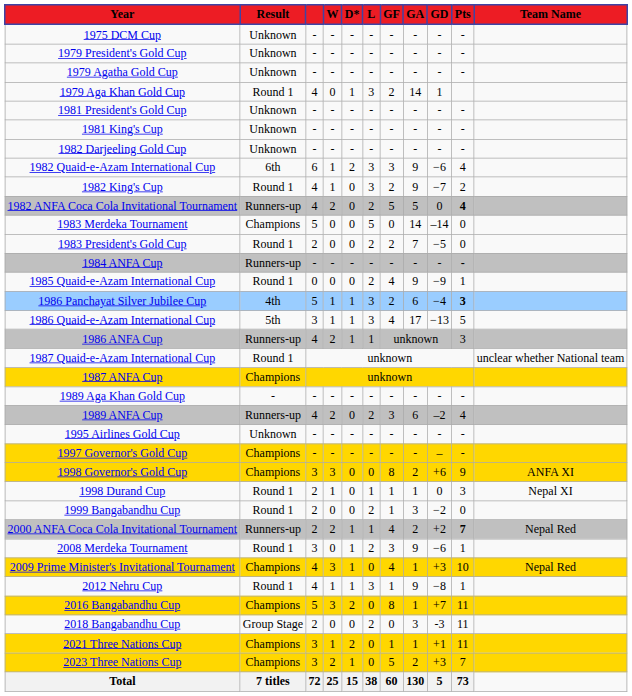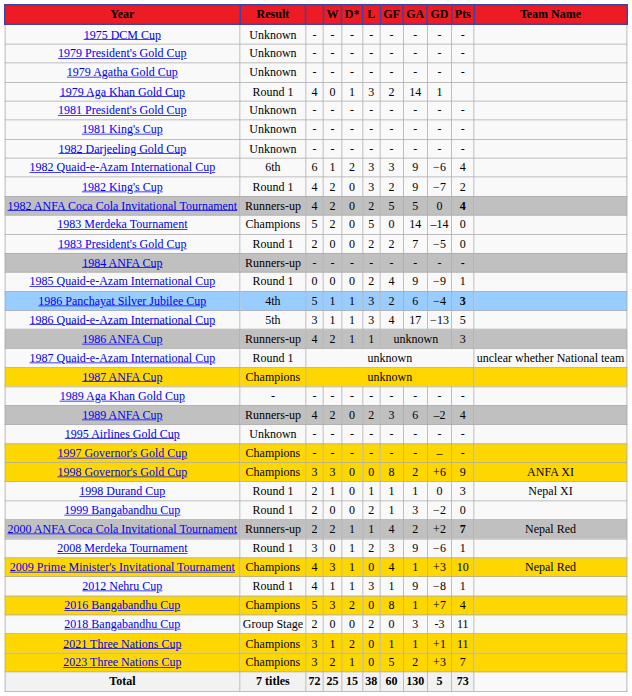(332, 186) 1 -> (332, 186) 2
(332, 224) 0 -> (332, 224) 2
(463, 605) 11 -> (463, 605) 4
